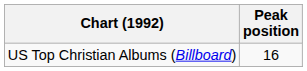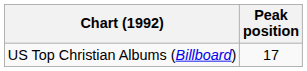(271, 54) 16 -> (271, 54) 17
